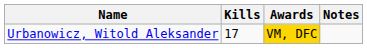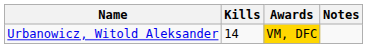(231, 34) 17 -> (231, 34) 14
